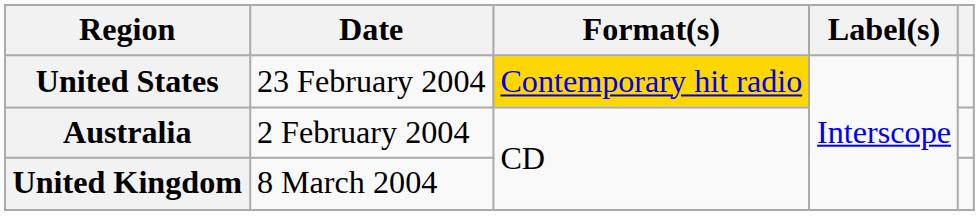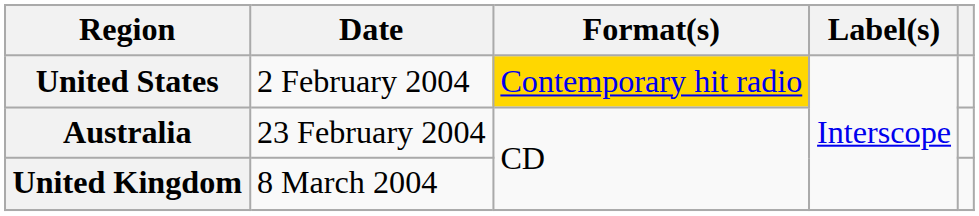(371, 81) 23 February 2004 -> (363, 81) 2 February 2004
(363, 132) 2 February 2004 -> (371, 132) 23 February 2004
